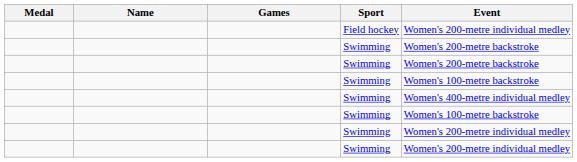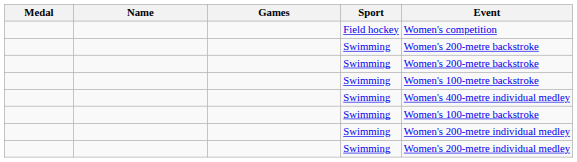(487, 30) Women's 200-metre individual medley -> (450, 30) Women's competition
